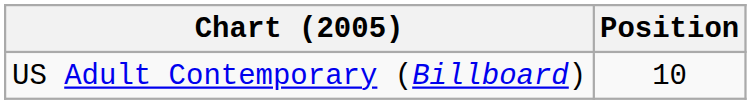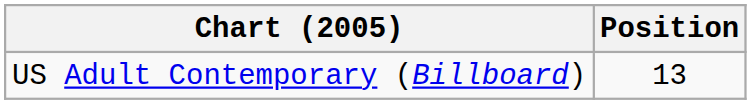(670, 76) 10 -> (670, 76) 13
